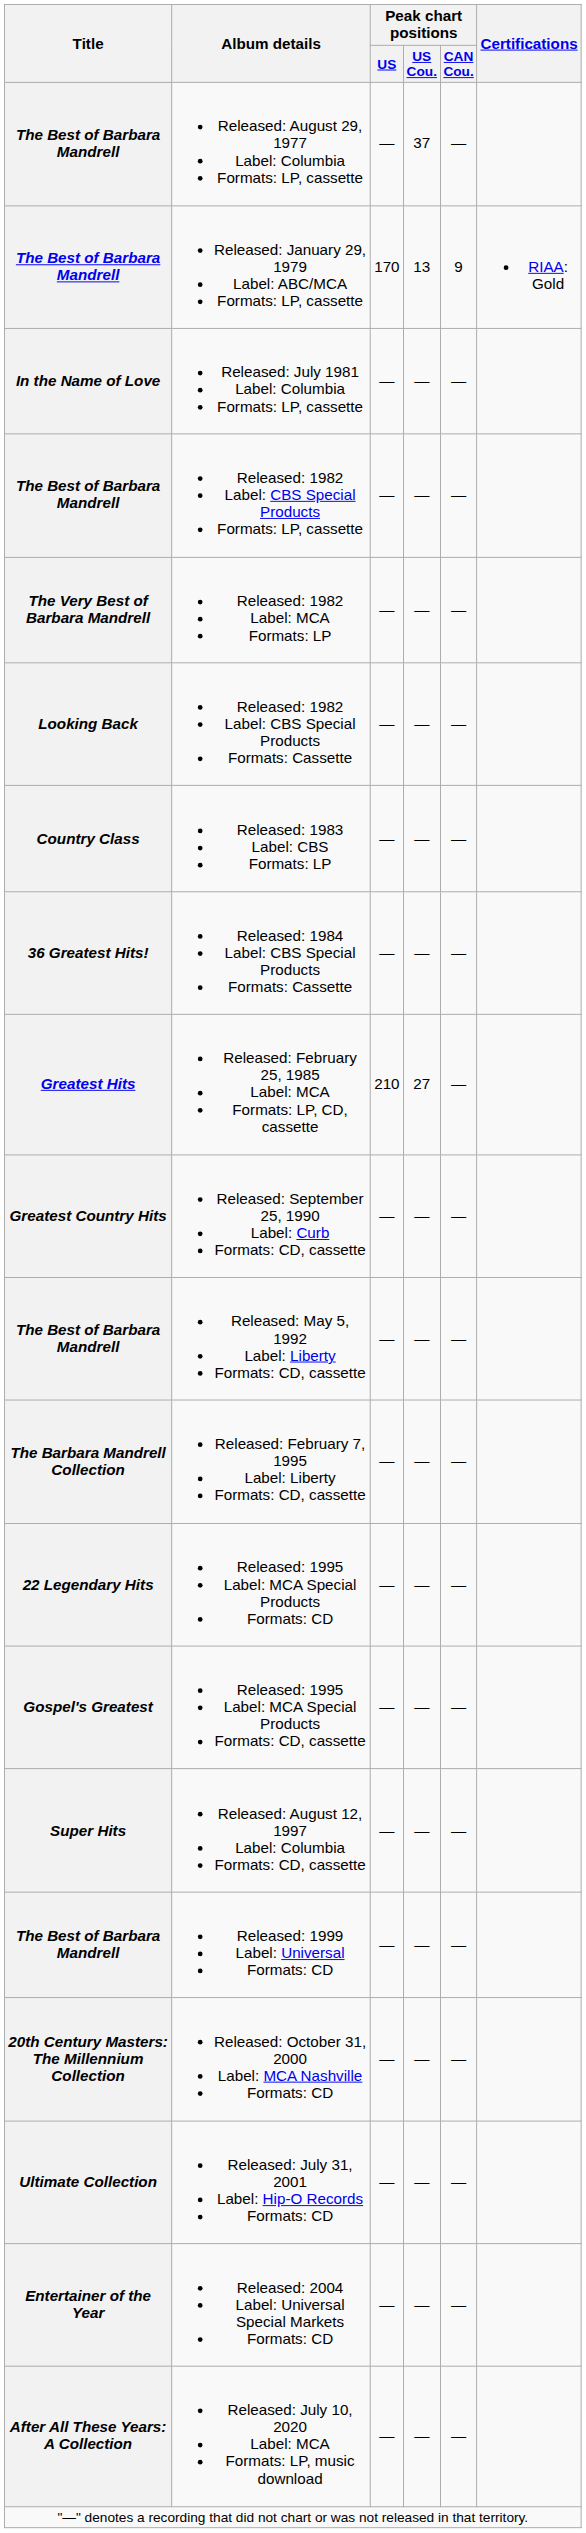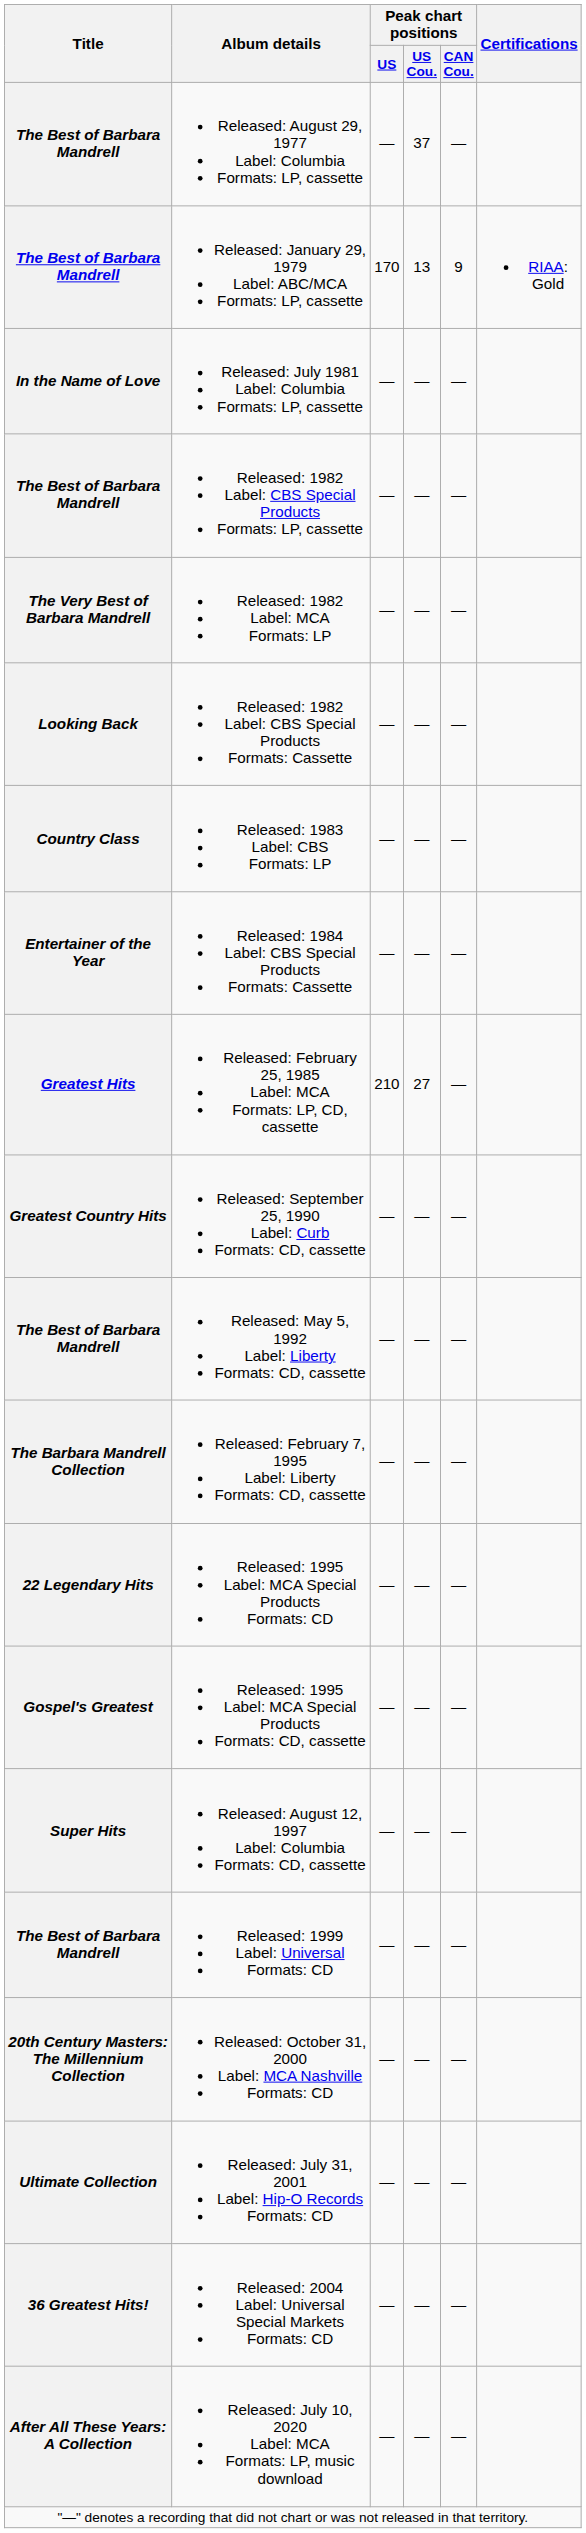(88, 953) 36 Greatest Hits! -> (88, 953) Entertainer of the Year
(88, 2304) Entertainer of the Year -> (88, 2304) 36 Greatest Hits!
